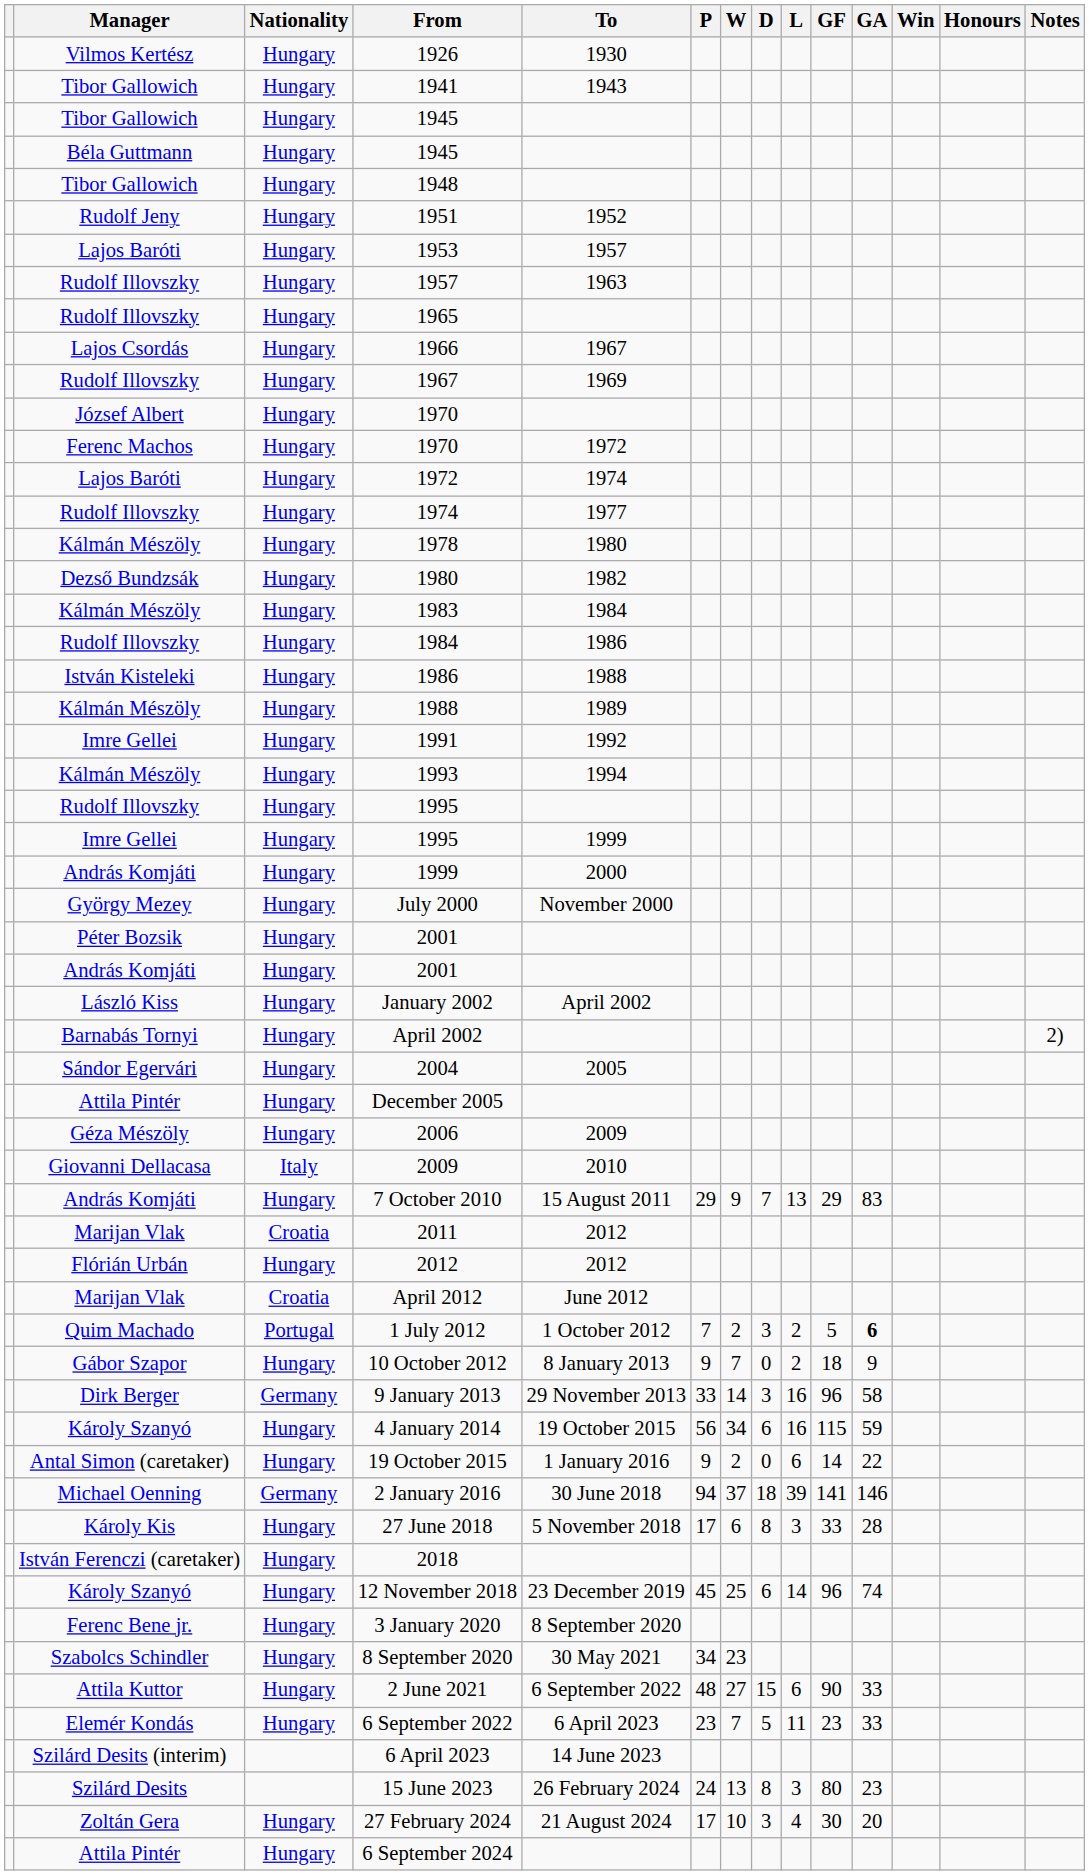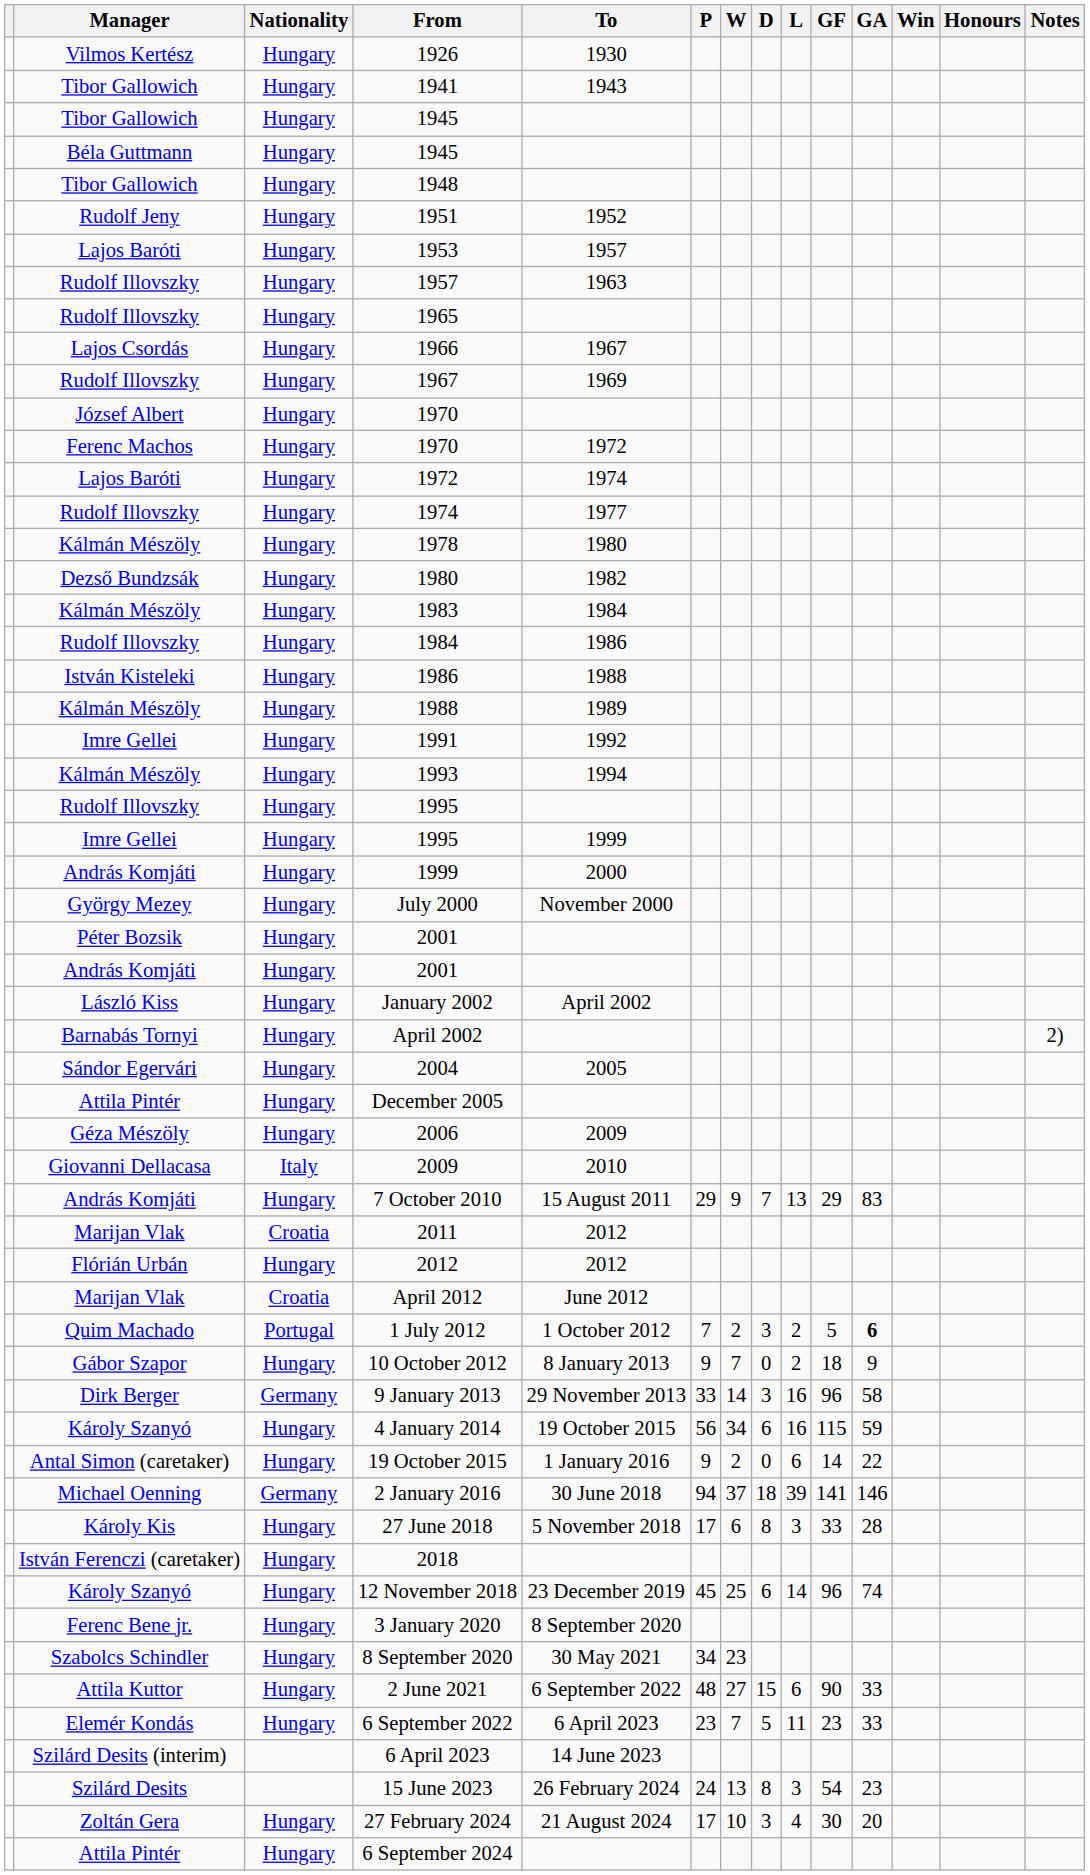(832, 1788) 80 -> (832, 1788) 54
